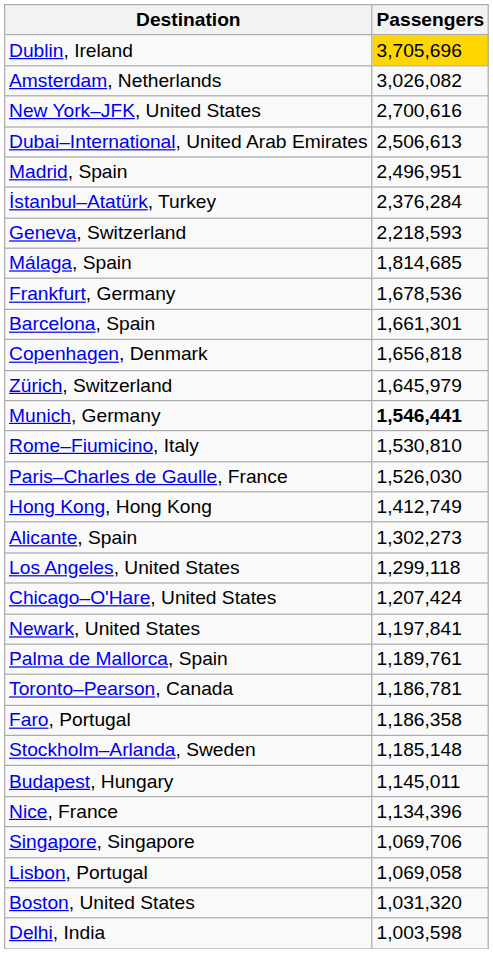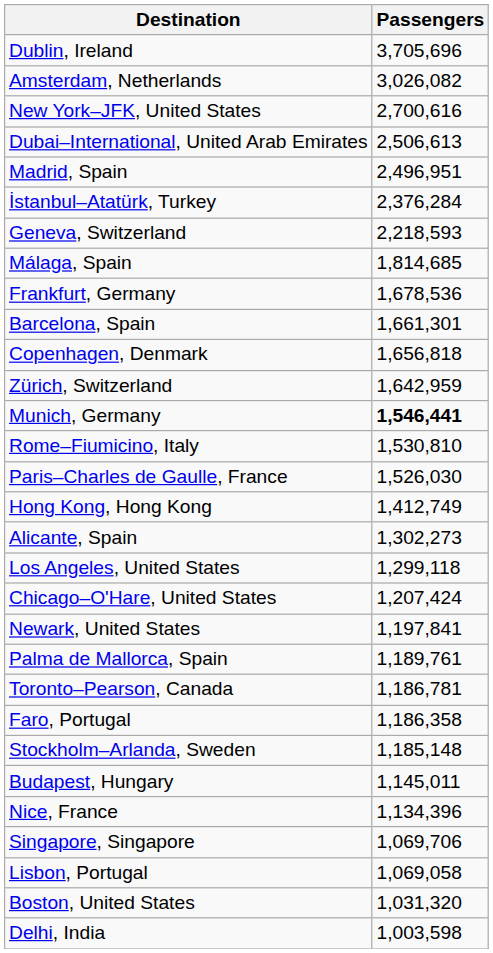(419, 50) gold background -> (419, 50) no background
(419, 385) 1,645,979 -> (419, 385) 1,642,959
